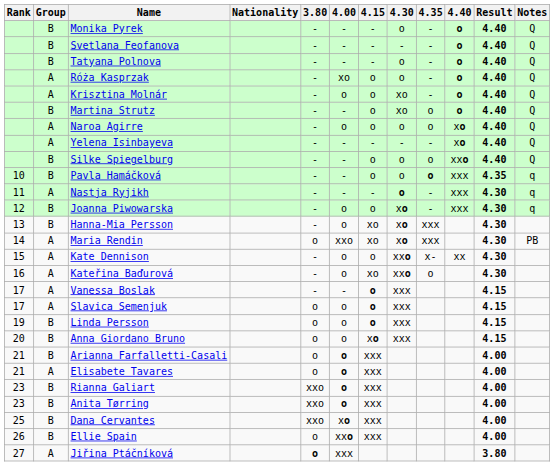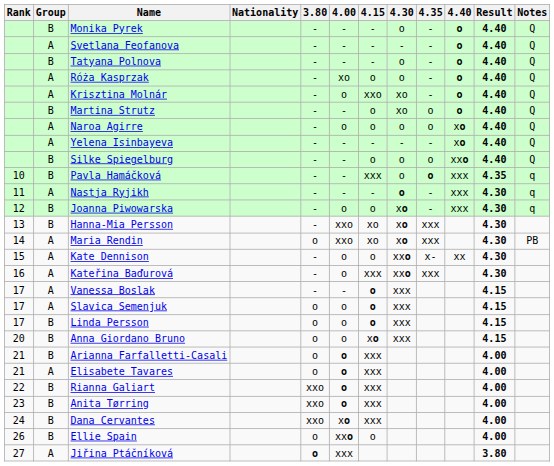(51, 45) B -> (51, 45) A
(373, 94) o -> (373, 94) xxo
(373, 176) o -> (373, 176) xxx
(344, 225) o -> (344, 225) xxo
(373, 274) xo -> (373, 274) xxx
(431, 274) o -> (431, 274) xxx
(19, 323) 19 -> (19, 323) 17
(19, 388) 23 -> (19, 388) 22
(19, 420) 25 -> (19, 420) 24
(373, 437) xxx -> (373, 437) o
